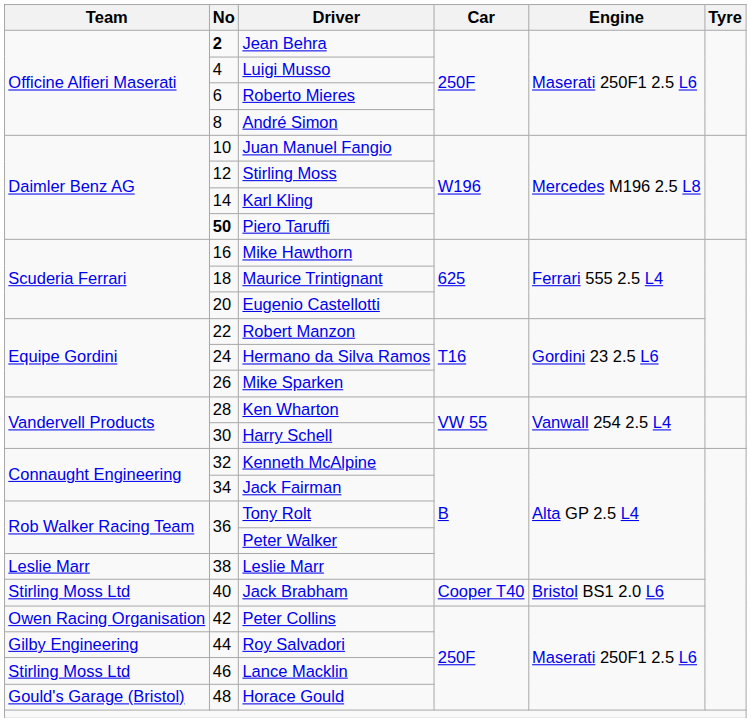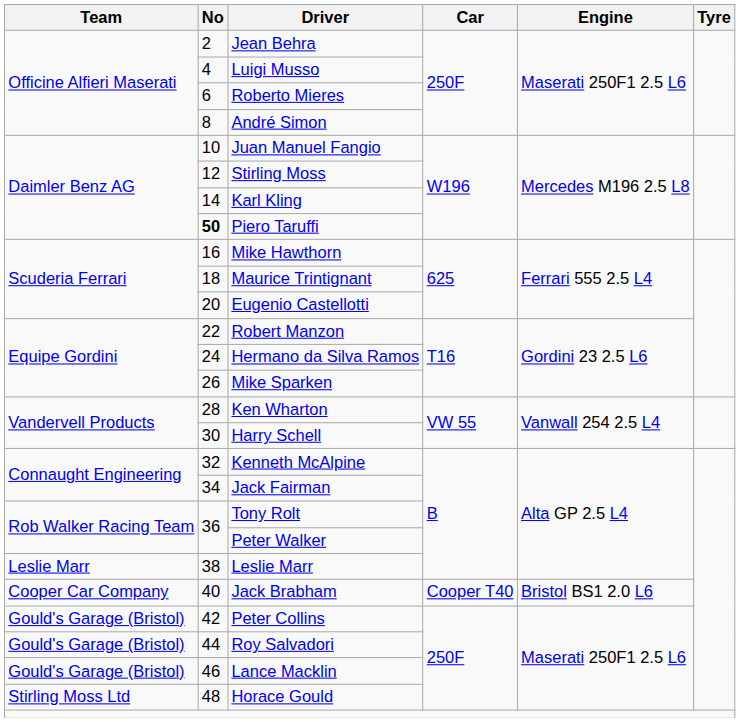(217, 43) bold -> (206, 43) normal
(69, 592) Stirling Moss Ltd -> (88, 592) Cooper Car Company
(107, 618) Owen Racing Organisation -> (96, 618) Gould's Garage (Bristol)
(73, 644) Gilby Engineering -> (96, 644) Gould's Garage (Bristol)
(69, 670) Stirling Moss Ltd -> (96, 670) Gould's Garage (Bristol)
(96, 697) Gould's Garage (Bristol) -> (69, 697) Stirling Moss Ltd
